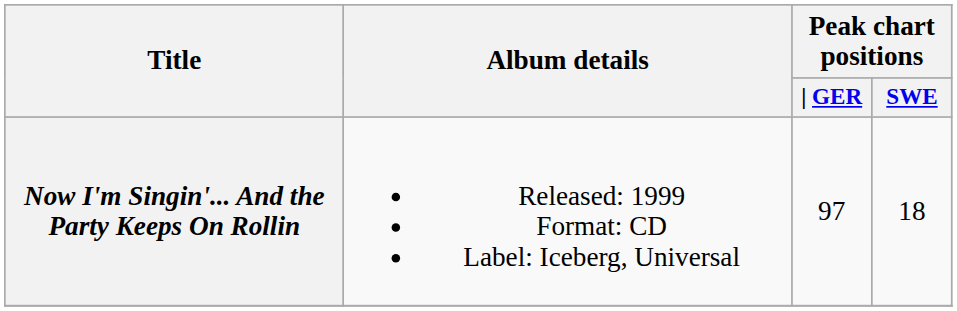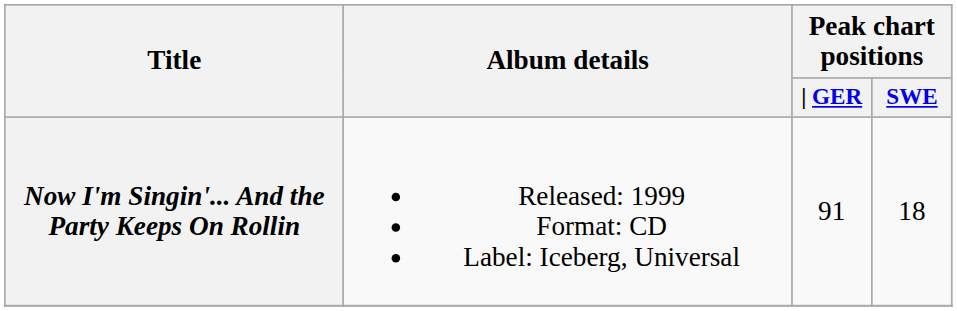(832, 211) 97 -> (832, 211) 91
